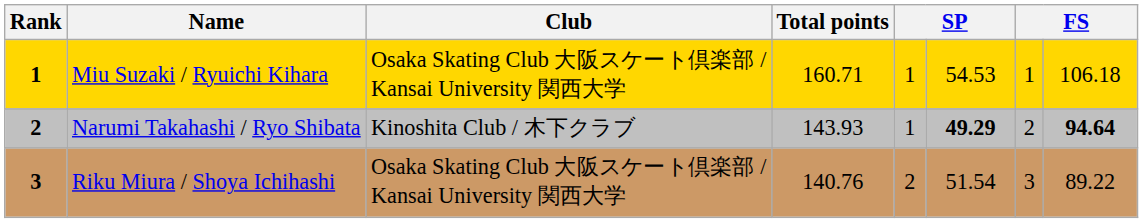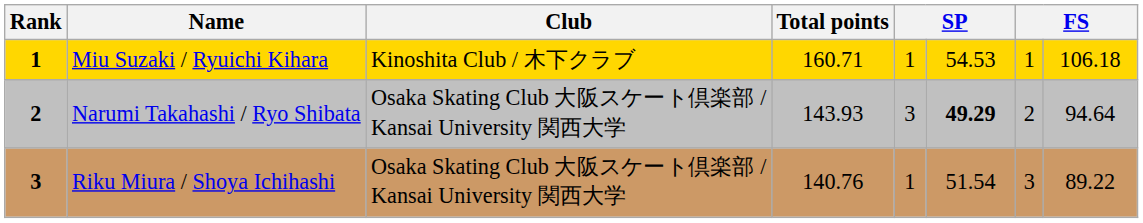(569, 73) Osaka Skating Club 大阪スケート倶楽部 / Kansai University 関西大学 -> (503, 58) Kinoshita Club / 木下クラブ
(503, 127) Kinoshita Club / 木下クラブ -> (569, 112) Osaka Skating Club 大阪スケート倶楽部 / Kansai University 関西大学
(910, 128) 1 -> (910, 113) 3
(1090, 128) bold -> (1090, 113) normal
(910, 182) 2 -> (910, 182) 1
